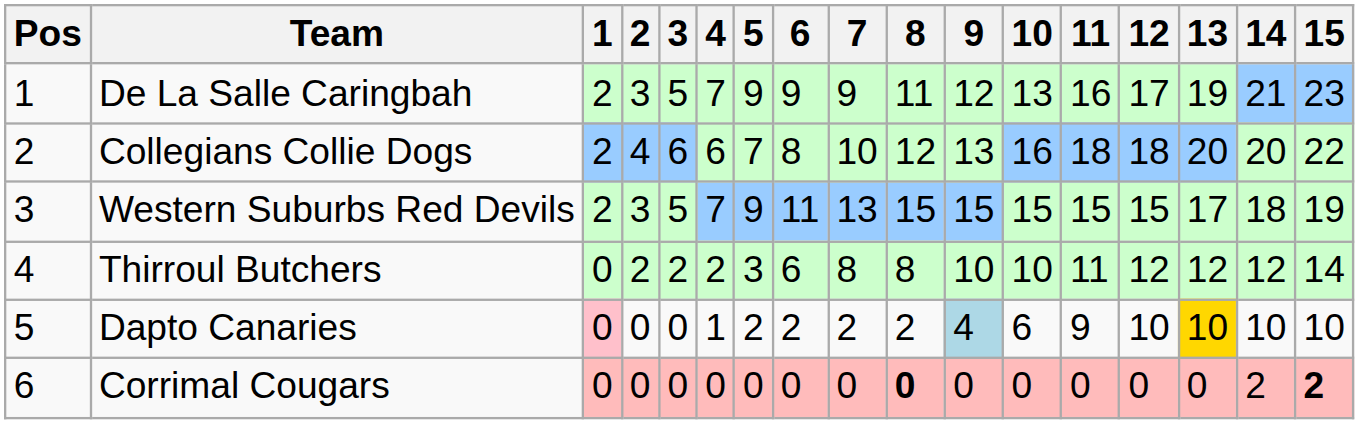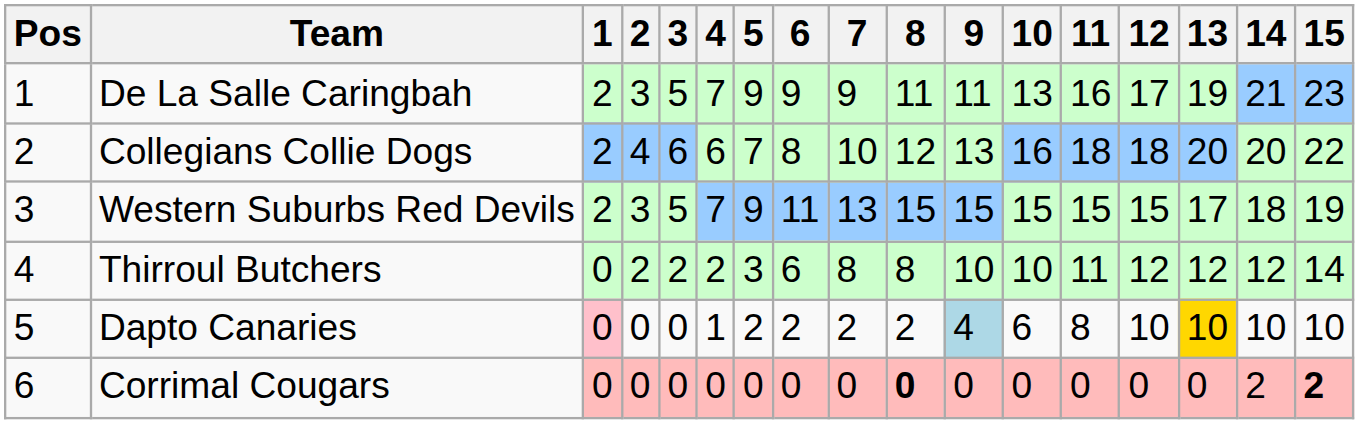(974, 92) 12 -> (972, 92) 11
(1080, 328) 9 -> (1080, 328) 8
